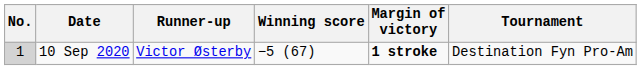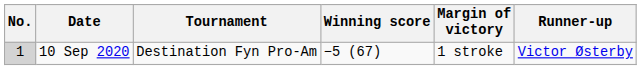columns swapped: (542, 24) <-> (194, 24)
(404, 54) bold -> (470, 54) normal
